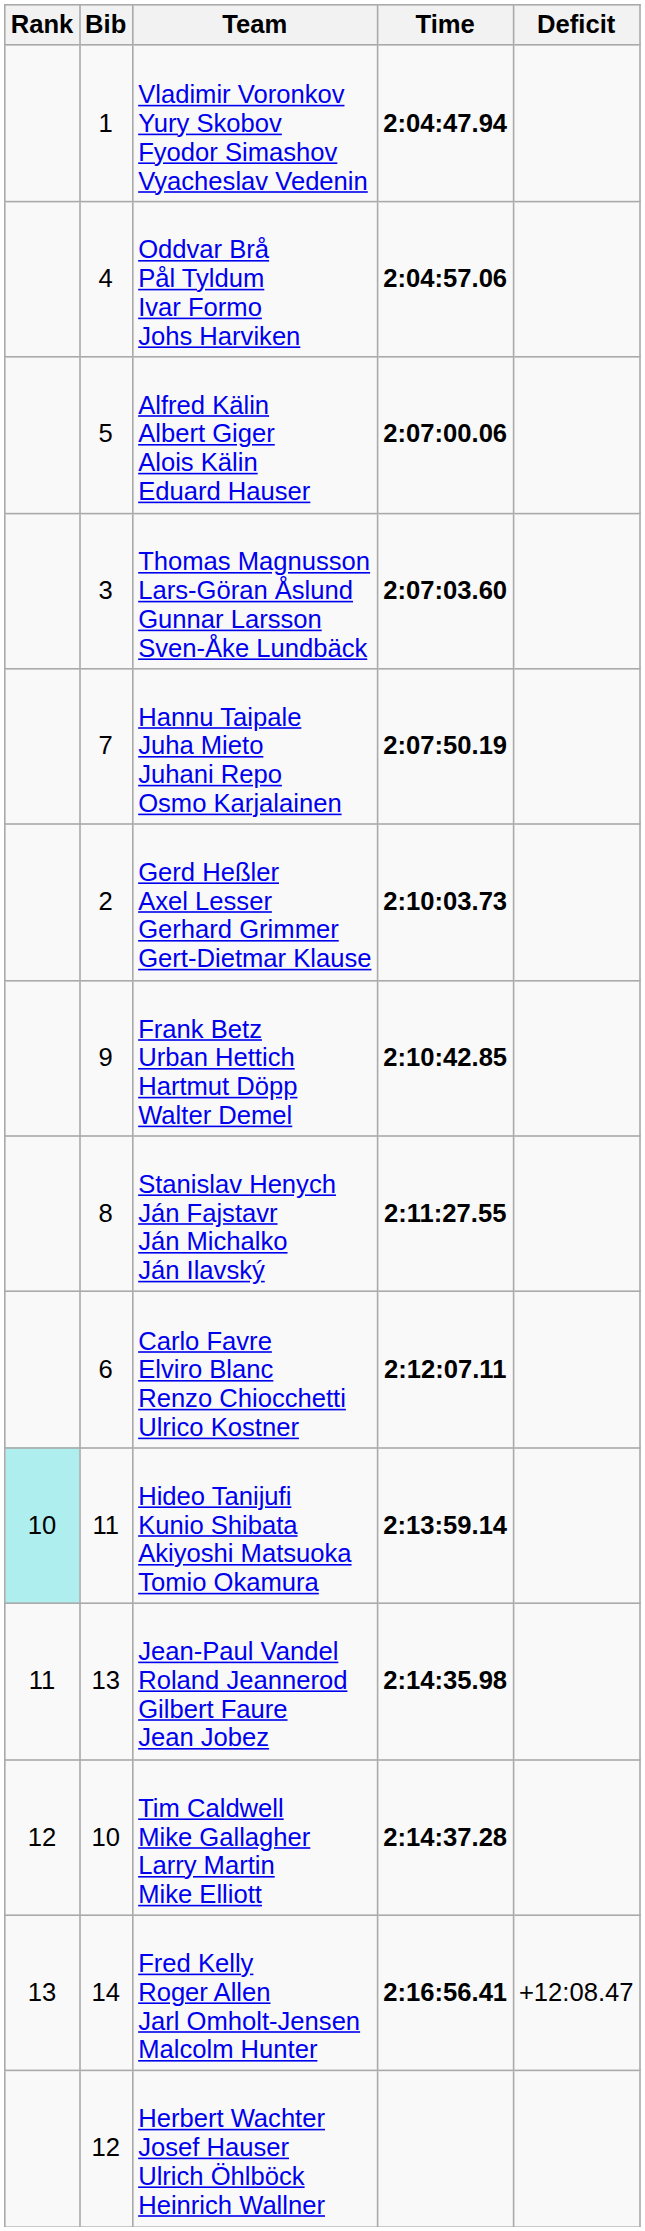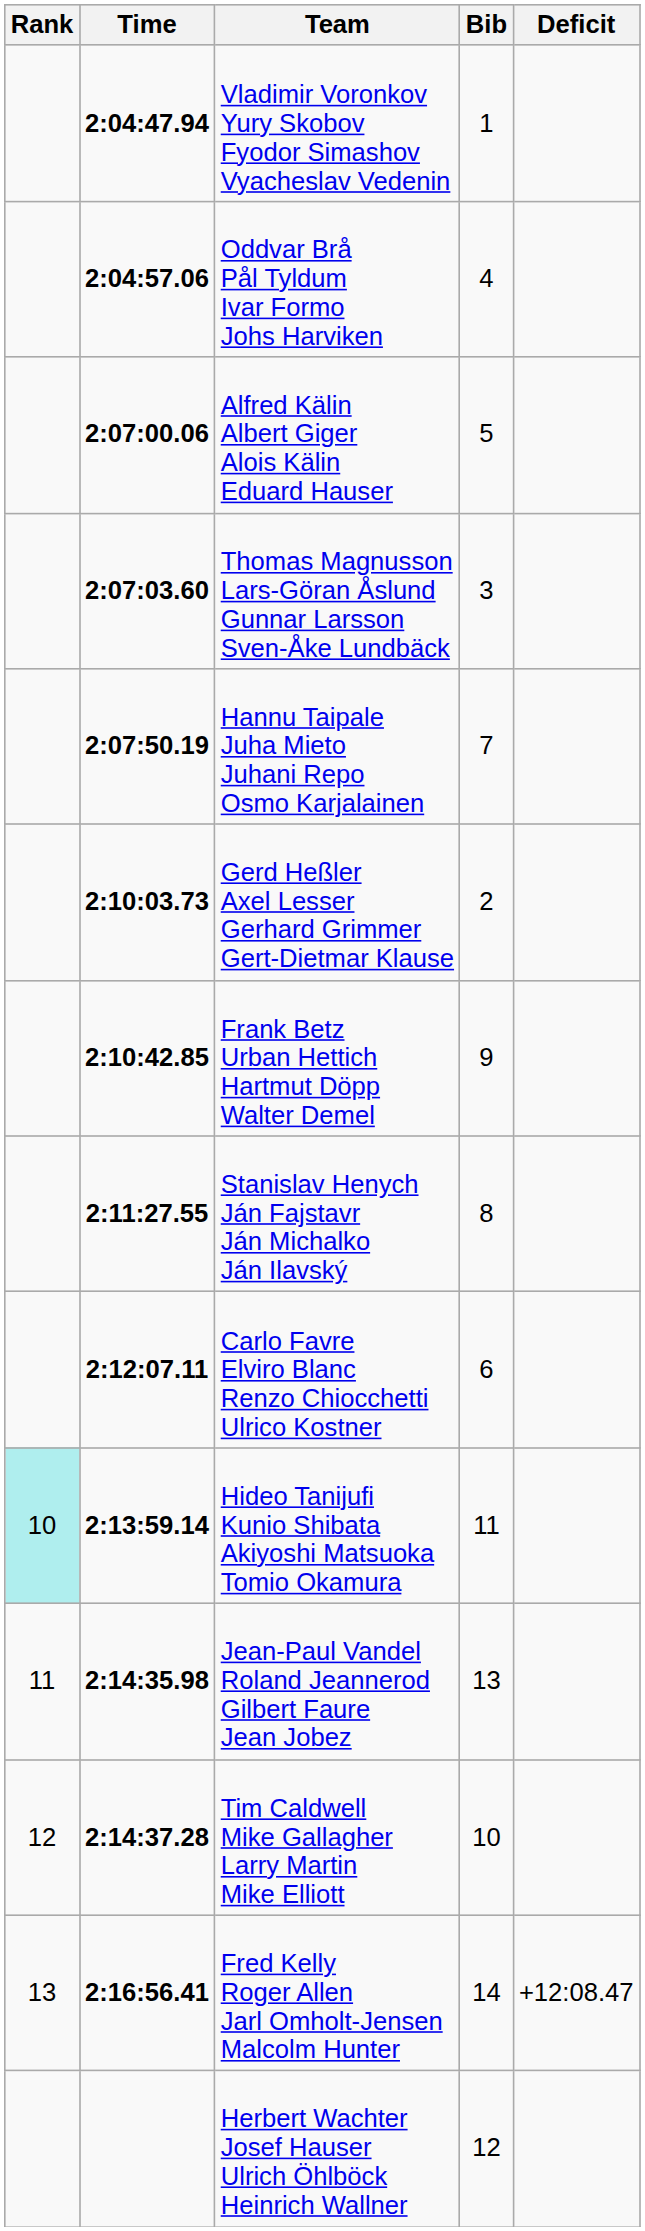columns swapped: (106, 24) <-> (445, 24)
